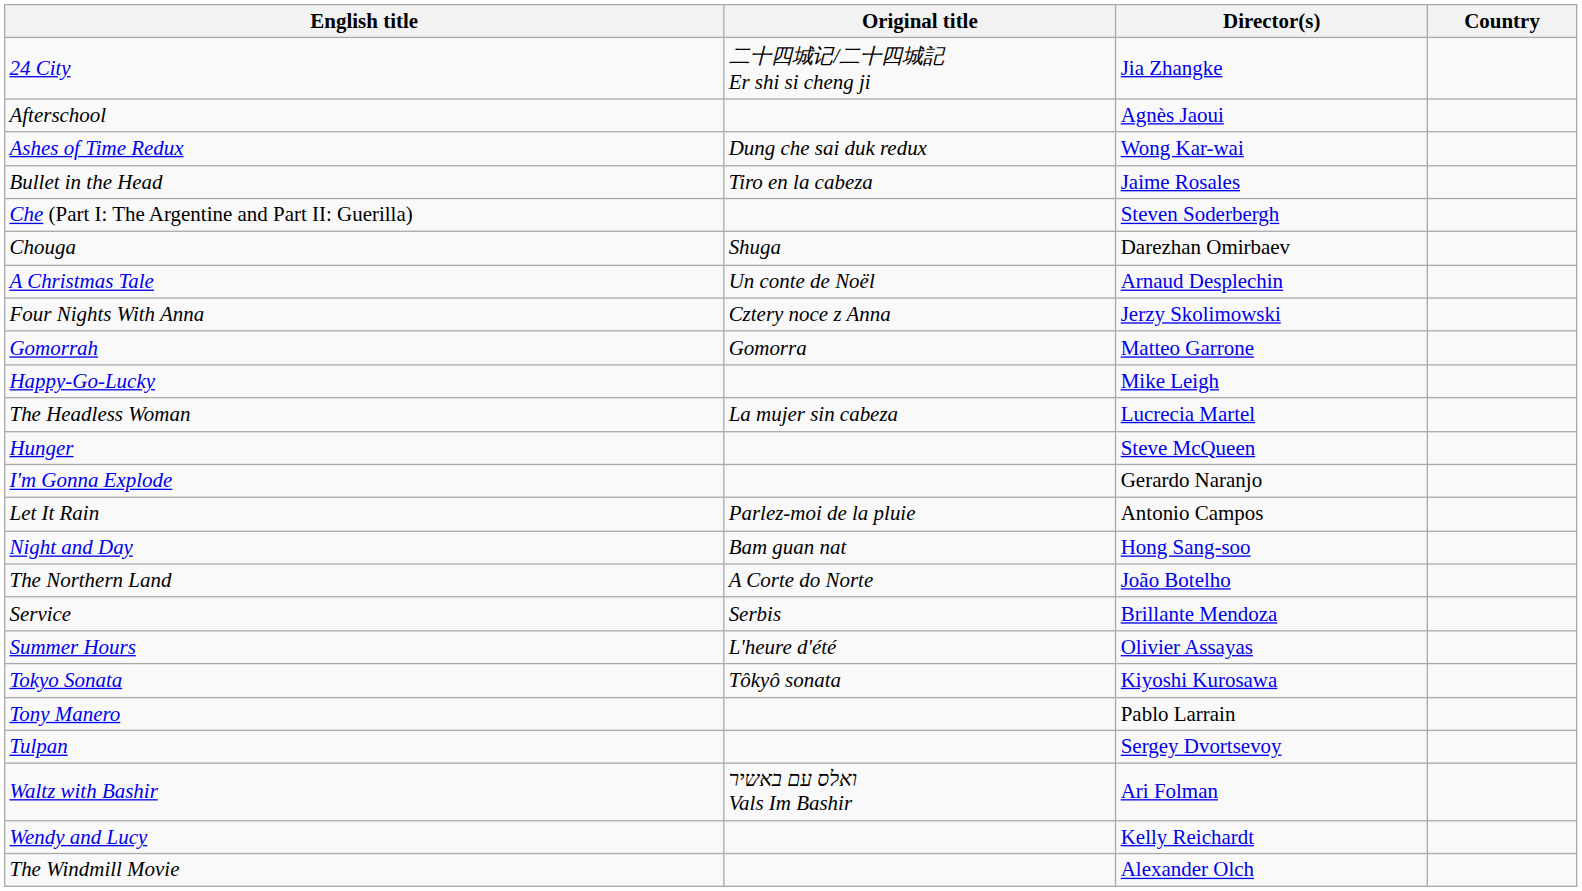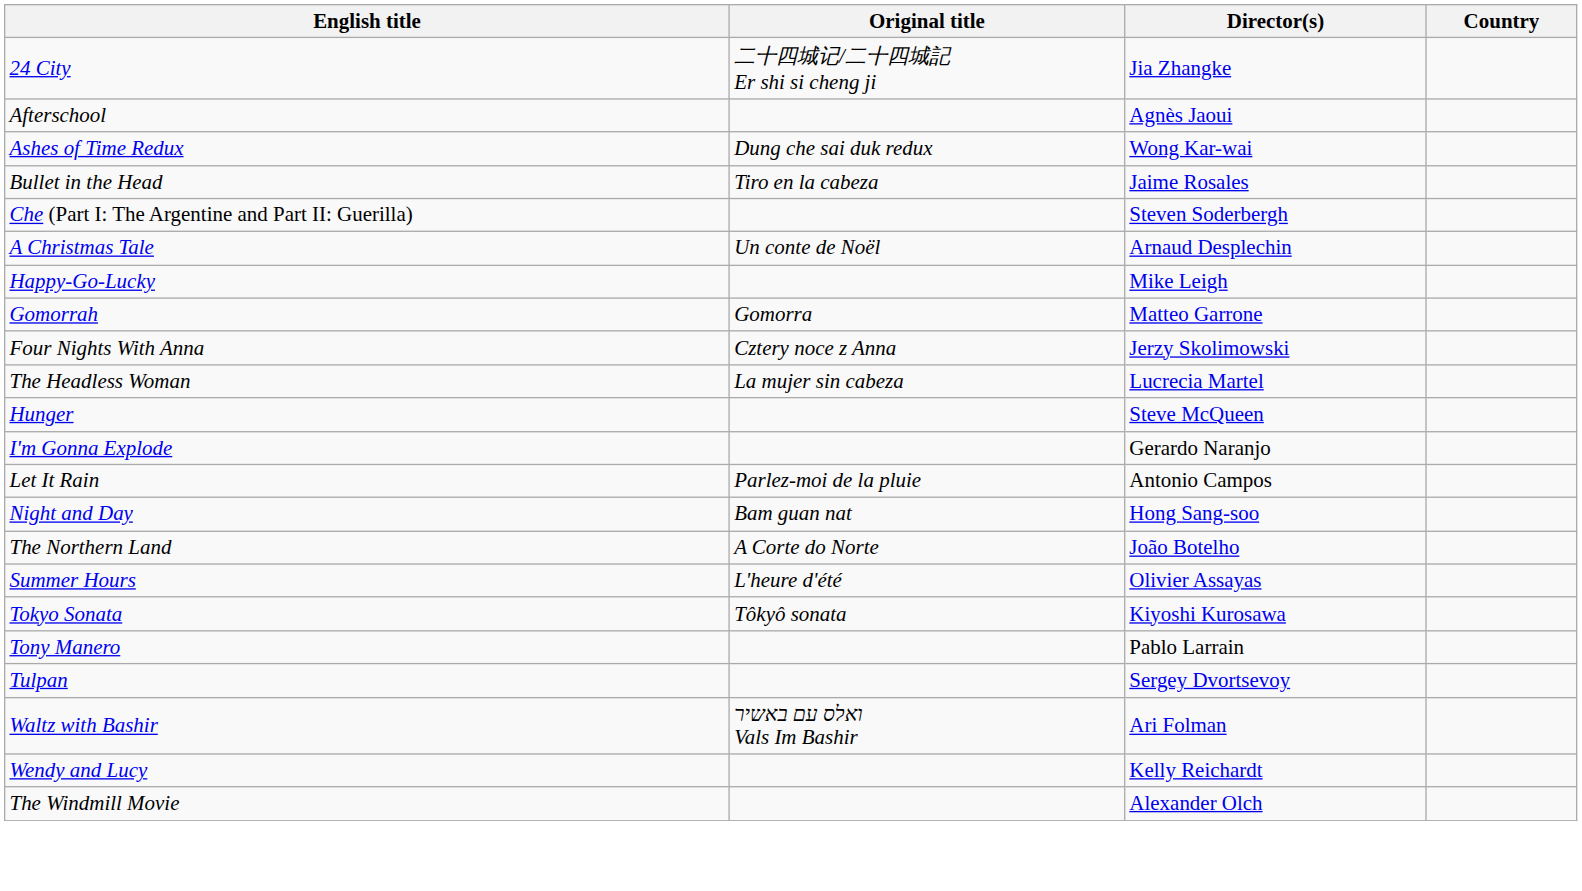- row: (43, 248)
rows swapped: (107, 314) <-> (82, 381)
- row: (40, 613)
